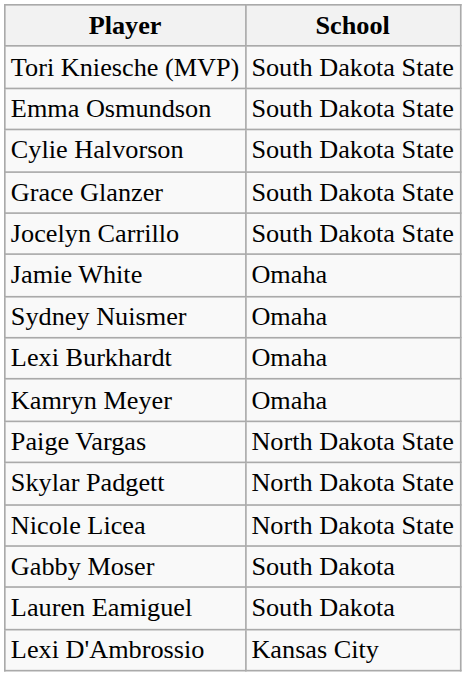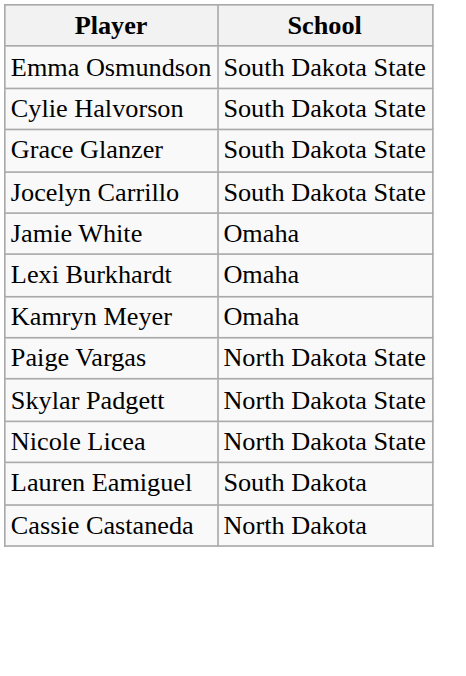- row: (125, 66)
- row: (99, 316)
- row: (83, 566)
+ row: (102, 524)
- row: (108, 649)
